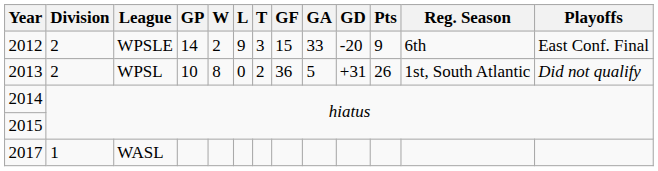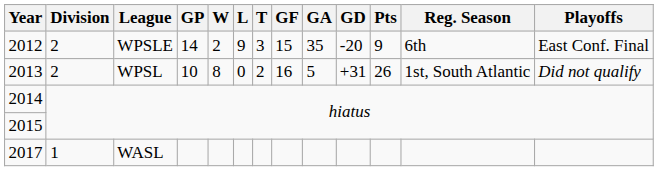(315, 44) 33 -> (315, 44) 35
(284, 71) 36 -> (284, 71) 16
